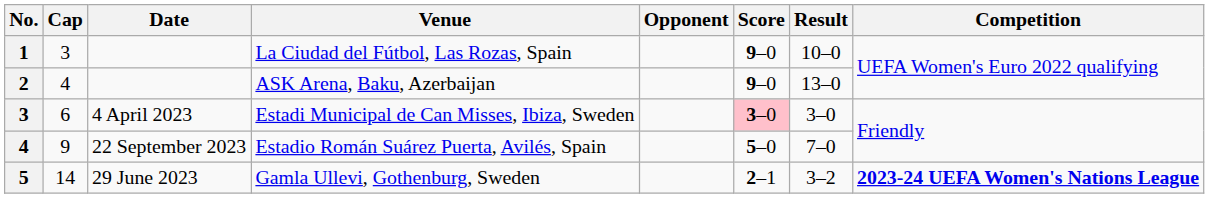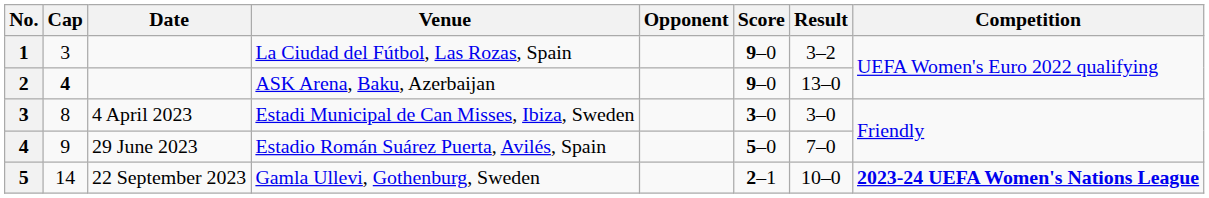(821, 51) 10–0 -> (821, 51) 3–2
(65, 83) normal -> (65, 83) bold
(65, 114) 6 -> (65, 114) 8
(761, 114) pink background -> (761, 114) no background
(169, 146) 22 September 2023 -> (145, 146) 29 June 2023
(145, 177) 29 June 2023 -> (169, 177) 22 September 2023
(821, 177) 3–2 -> (821, 177) 10–0
